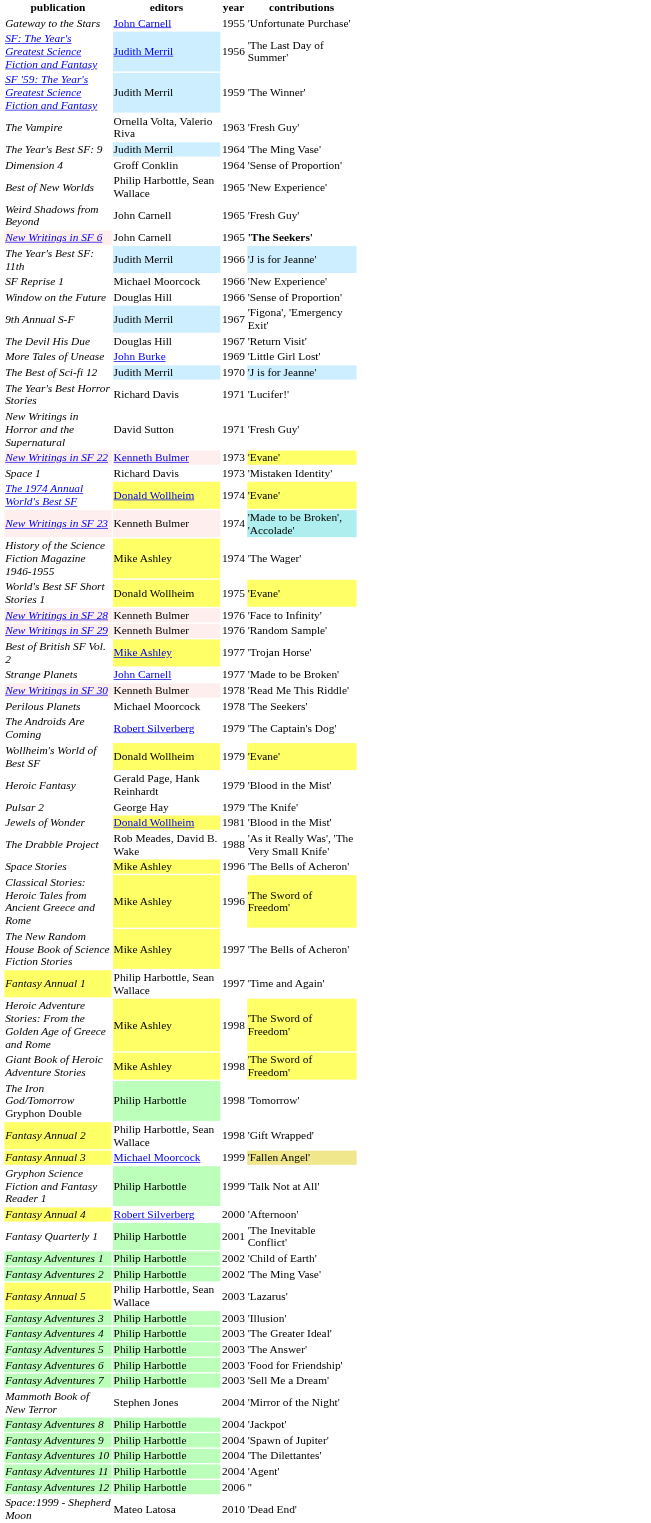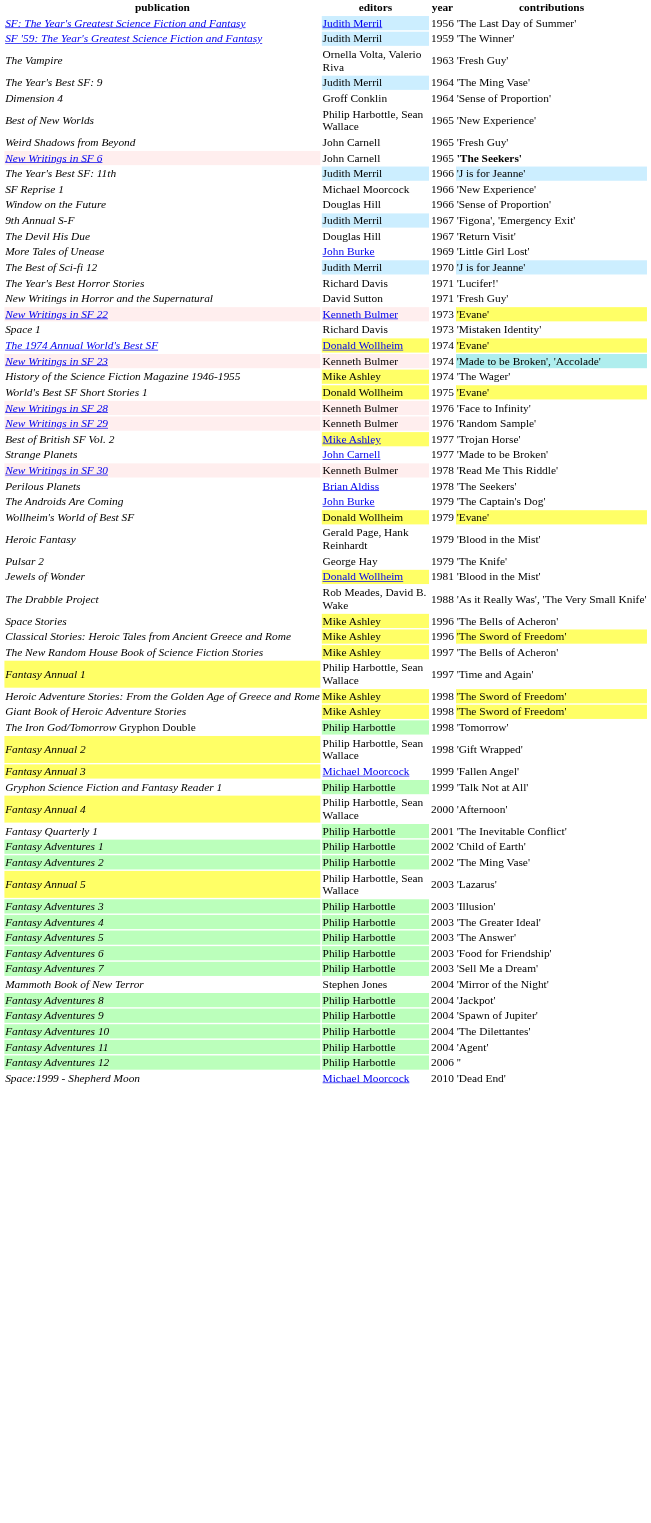- row: (53, 23)
(157, 706) Michael Moorcock -> (351, 486) Brian Aldiss
(154, 728) Robert Silverberg -> (349, 501) John Burke
(279, 1157) khaki background -> (488, 771) no background
(154, 1214) Robert Silverberg -> (373, 809) Philip Harbottle, Sean Wallace
(145, 1509) Mateo Latosa -> (366, 1078) Michael Moorcock
